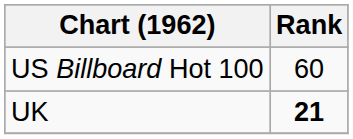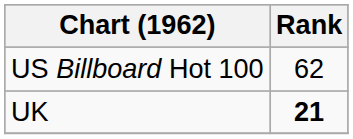(309, 68) 60 -> (309, 68) 62
